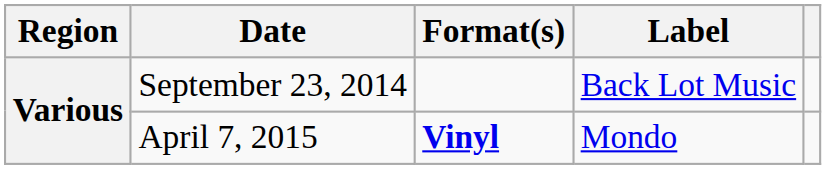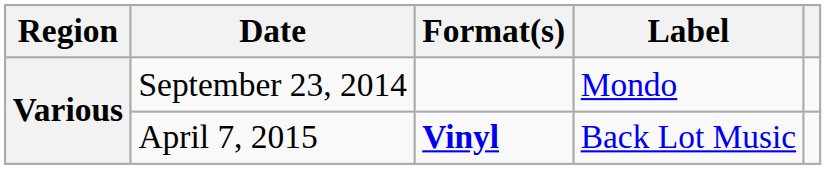(688, 84) Back Lot Music -> (629, 84) Mondo
(629, 137) Mondo -> (688, 137) Back Lot Music
